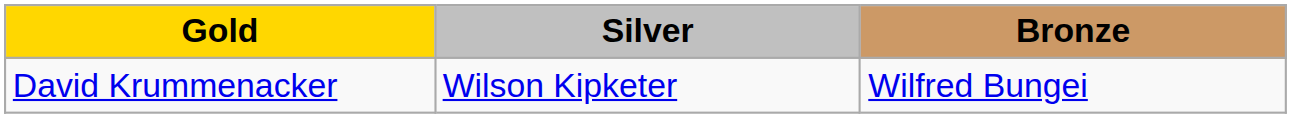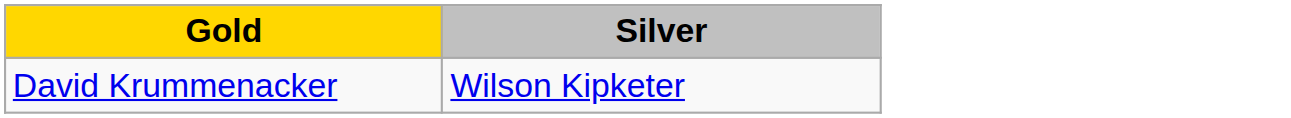- column: (1073, 31)
